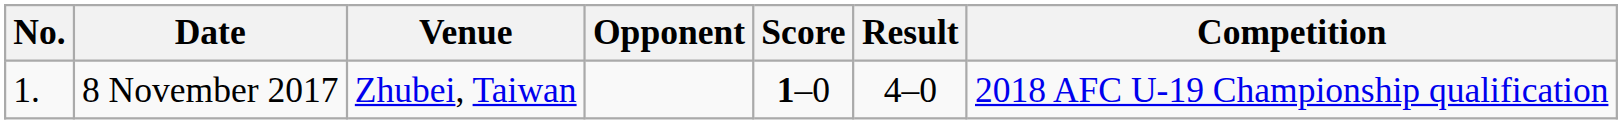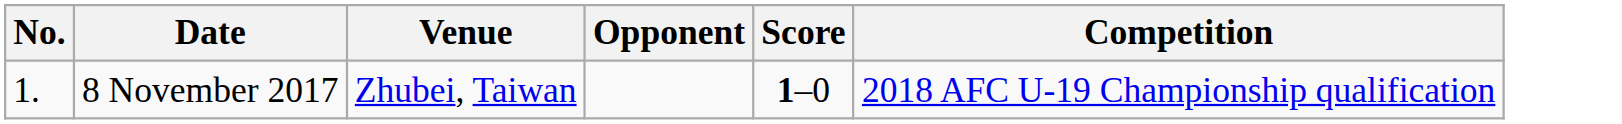- column: (910, 32)
